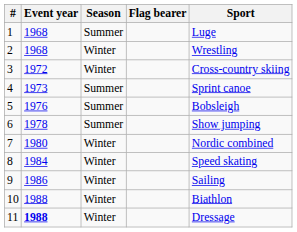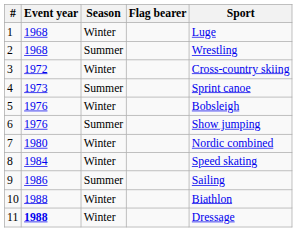(103, 32) Summer -> (100, 32) Winter
(100, 50) Winter -> (103, 50) Summer
(103, 106) Summer -> (100, 106) Winter
(36, 124) 1978 -> (36, 124) 1976
(100, 180) Winter -> (103, 180) Summer
